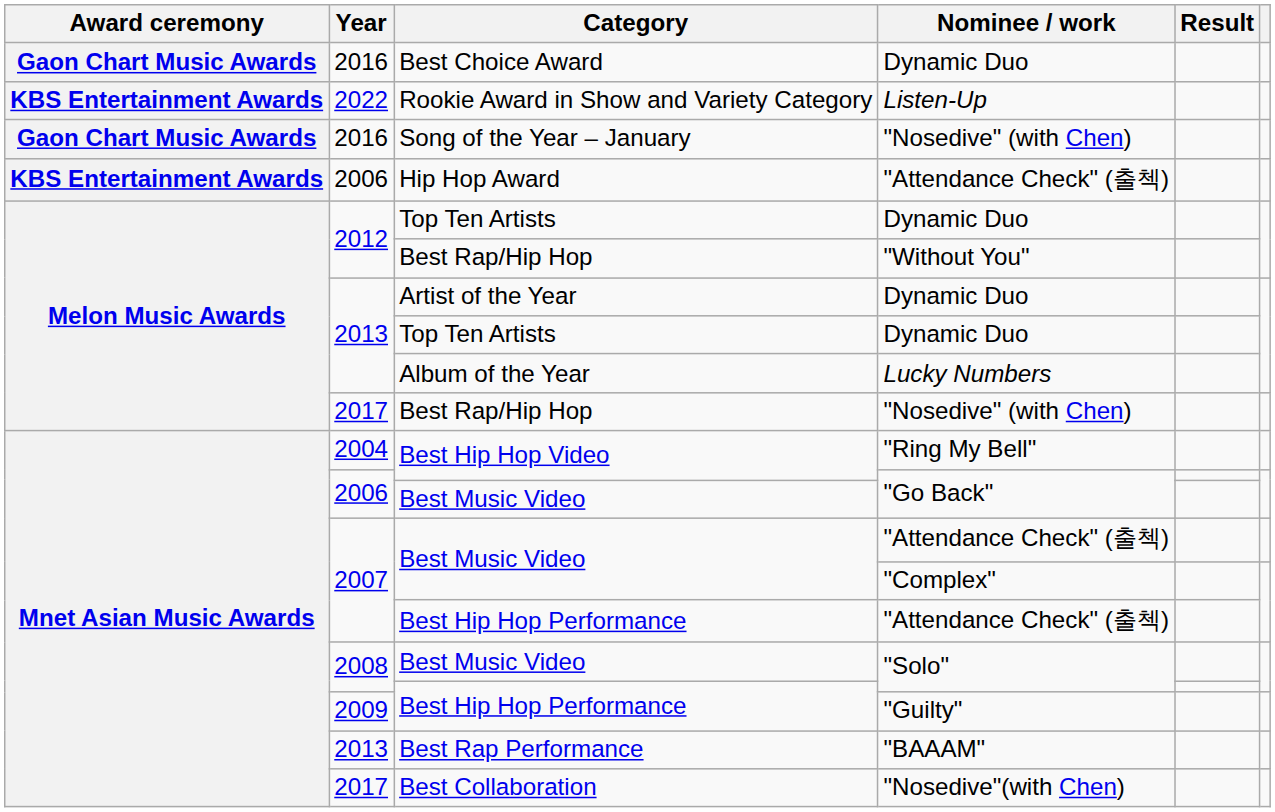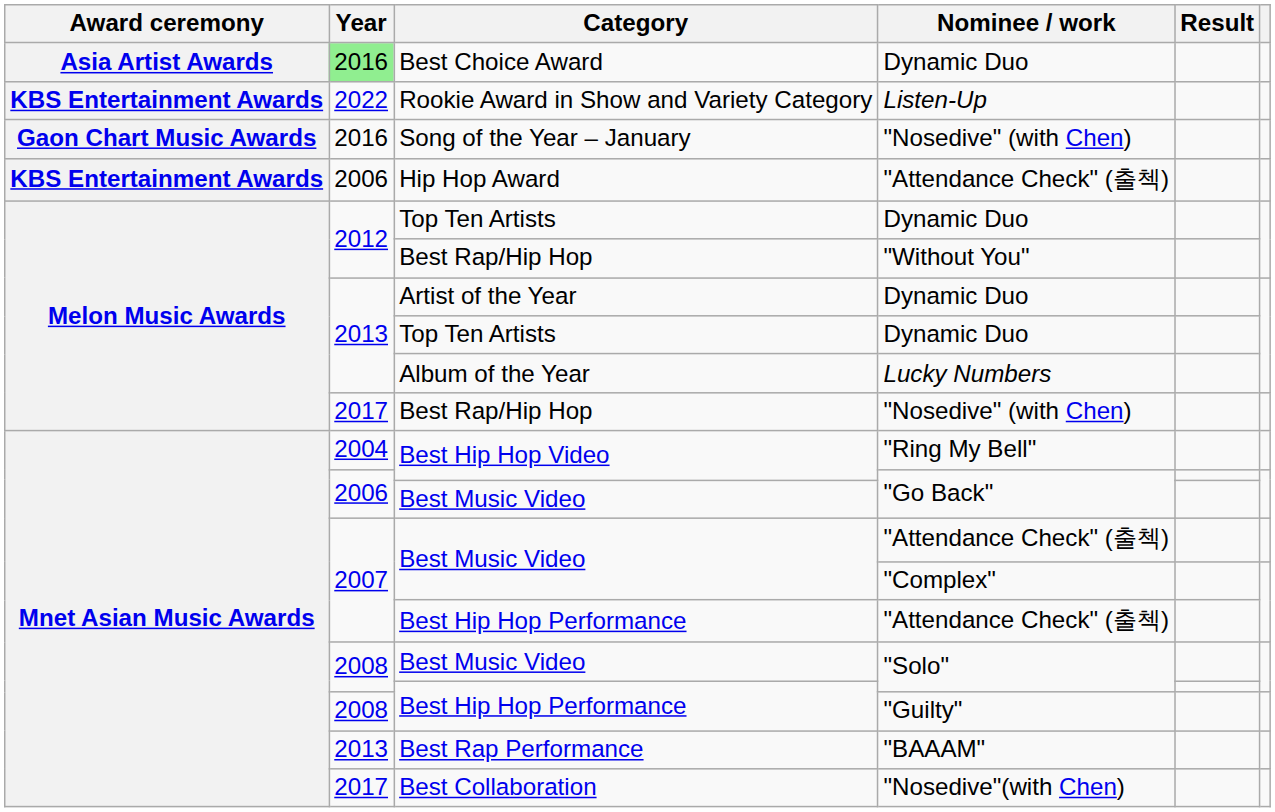(167, 61) Gaon Chart Music Awards -> (167, 61) Asia Artist Awards
(361, 61) no background -> (361, 61) lightgreen background
(361, 710) 2009 -> (361, 710) 2008
